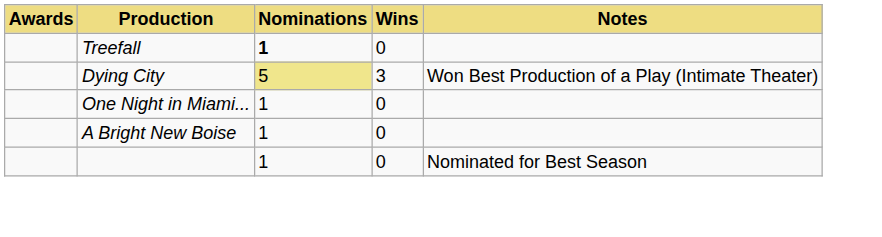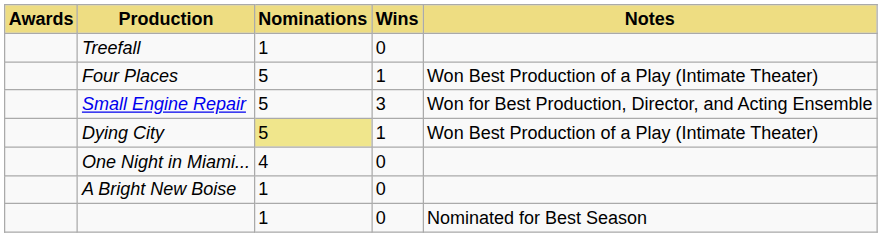(263, 48) bold -> (263, 48) normal
+ row: (130, 76)
+ row: (164, 105)
(381, 76) 3 -> (381, 133) 1
(263, 105) 1 -> (263, 161) 4
